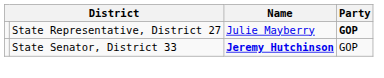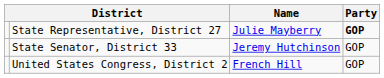(280, 47) bold -> (286, 47) normal
+ row: (120, 64)
